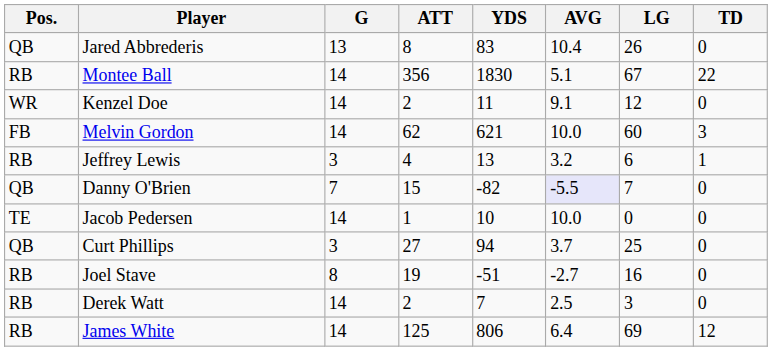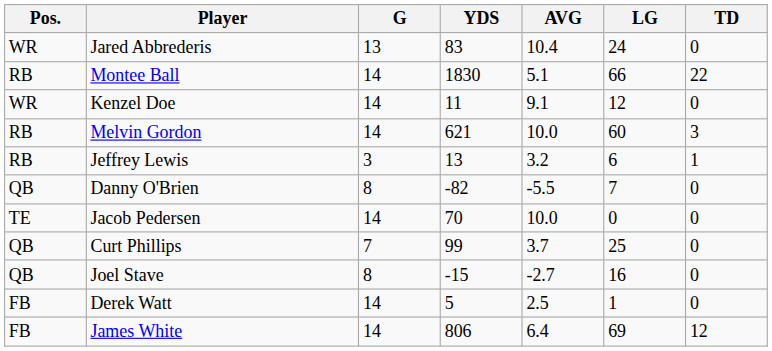- column: (435, 18)
(21, 47) QB -> (23, 47) WR
(633, 47) 26 -> (617, 47) 24
(633, 75) 67 -> (617, 75) 66
(20, 132) FB -> (21, 132) RB
(333, 189) 7 -> (367, 189) 8
(564, 189) lavender background -> (541, 189) no background
(485, 217) 10 -> (454, 217) 70
(333, 246) 3 -> (367, 246) 7
(485, 246) 94 -> (454, 246) 99
(21, 274) RB -> (21, 274) QB
(488, 274) -51 -> (457, 274) -15
(21, 302) RB -> (20, 302) FB
(481, 302) 7 -> (449, 302) 5
(628, 302) 3 -> (613, 302) 1
(21, 331) RB -> (20, 331) FB
